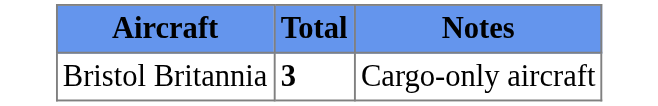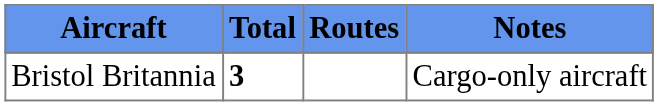+ column: (354, 28)
